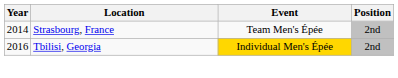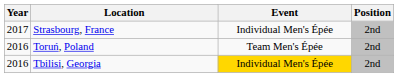(18, 30) 2014 -> (18, 30) 2017
(285, 30) Team Men's Épée -> (285, 30) Individual Men's Épée
+ row: (63, 47)
